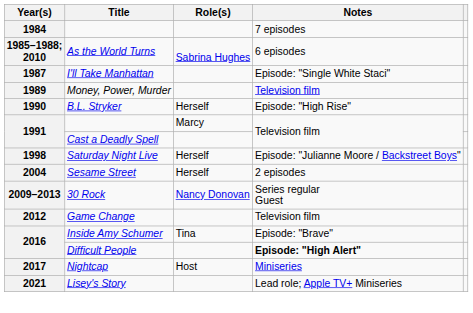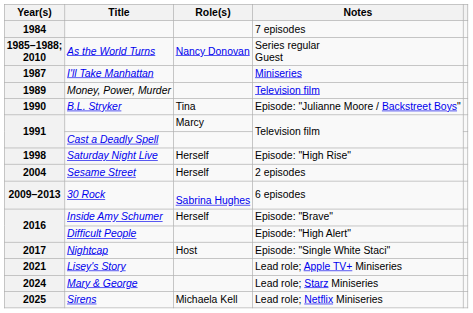(213, 57) Sabrina Hughes -> (213, 51) Nancy Donovan
(280, 51) 6 episodes -> (287, 51) Series regular Guest
(323, 73) Episode: "Single White Staci" -> (278, 73) Miniseries
(192, 106) Herself -> (186, 106) Tina
(303, 106) Episode: "High Rise" -> (358, 106) Episode: "Julianne Moore / Backstreet Boys"
(358, 156) Episode: "Julianne Moore / Backstreet Boys" -> (303, 156) Episode: "High Rise"
(213, 195) Nancy Donovan -> (213, 201) Sabrina Hughes
(287, 195) Series regular Guest -> (280, 195) 6 episodes
- row: (34, 217)
(186, 234) Tina -> (192, 217) Herself
(308, 250) bold -> (303, 234) normal
(278, 267) Miniseries -> (323, 250) Episode: "Single White Staci"
+ row: (34, 283)
+ row: (34, 300)
